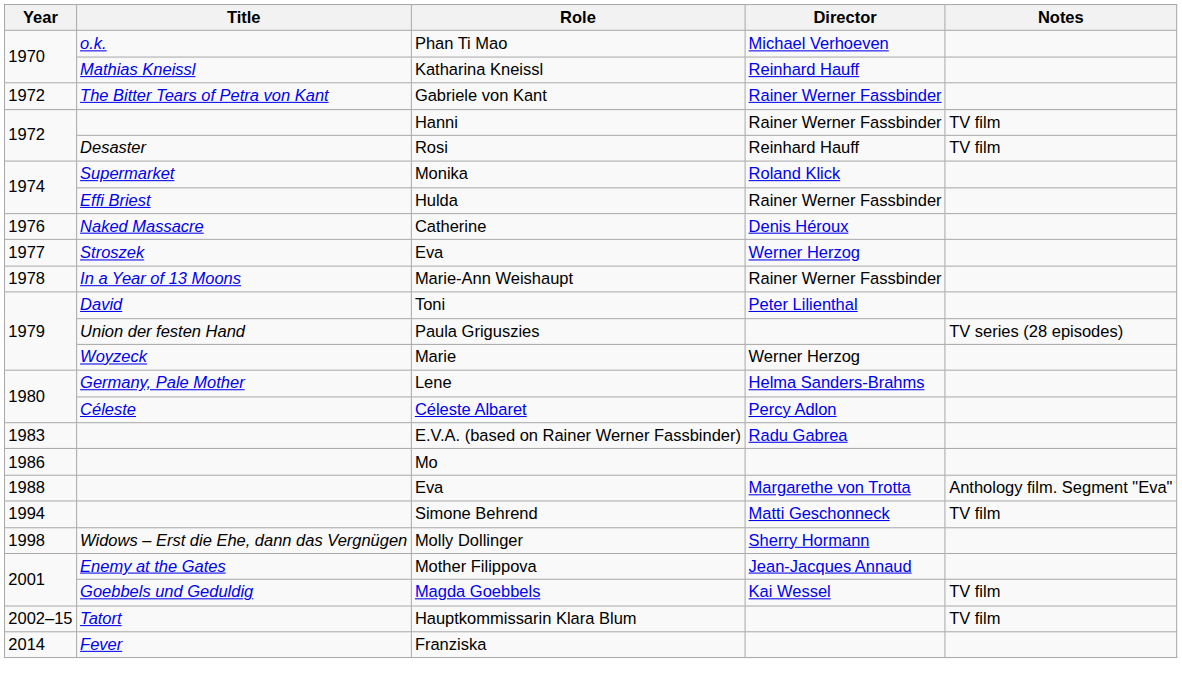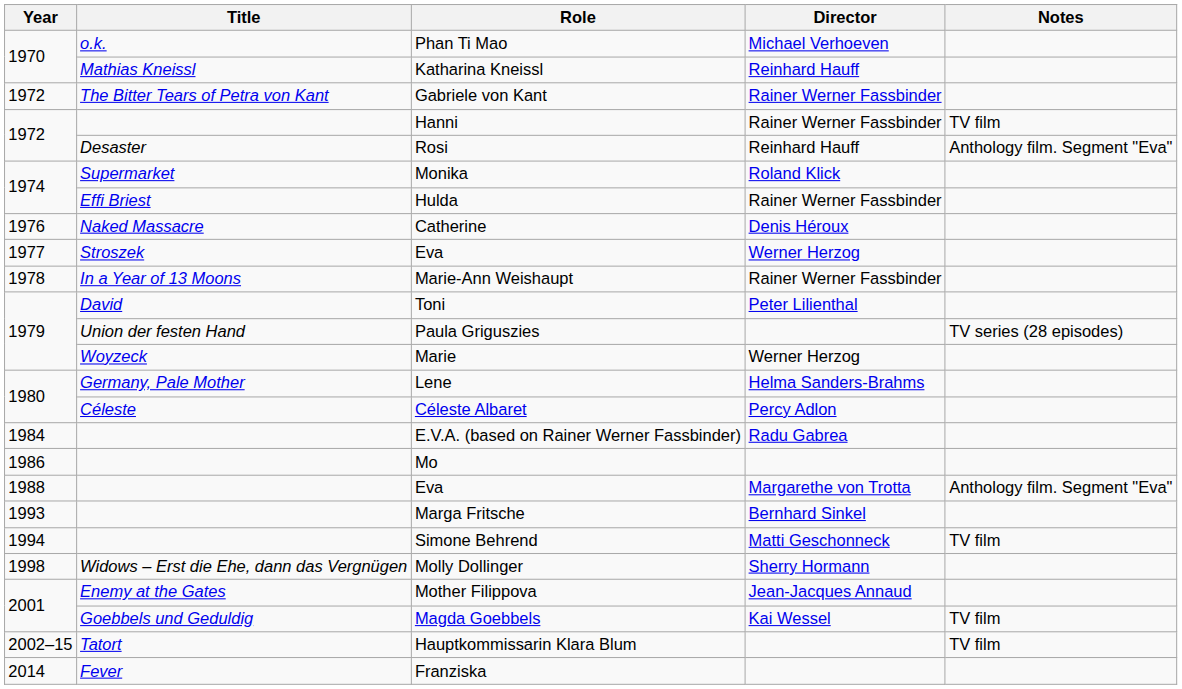(975, 148) TV film -> (1061, 148) Anthology film. Segment "Eva"
(27, 435) 1983 -> (27, 435) 1984
+ row: (244, 514)
